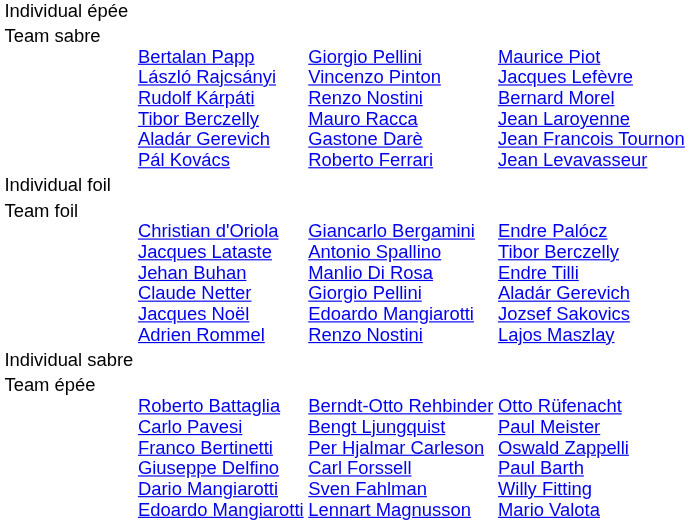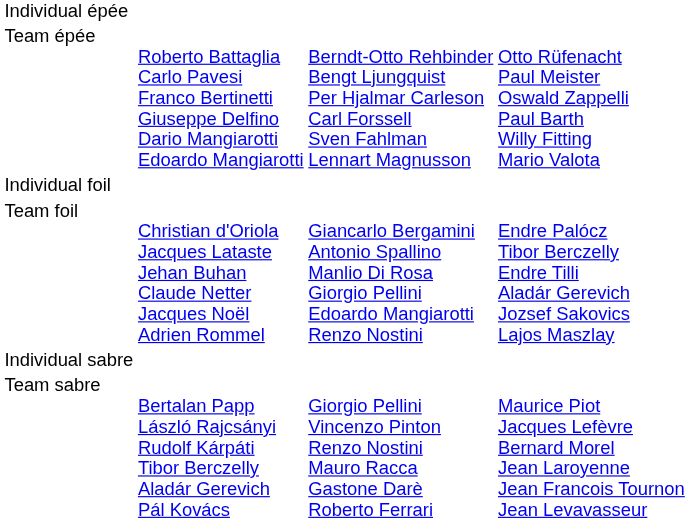rows swapped: (50, 385) <-> (53, 36)
